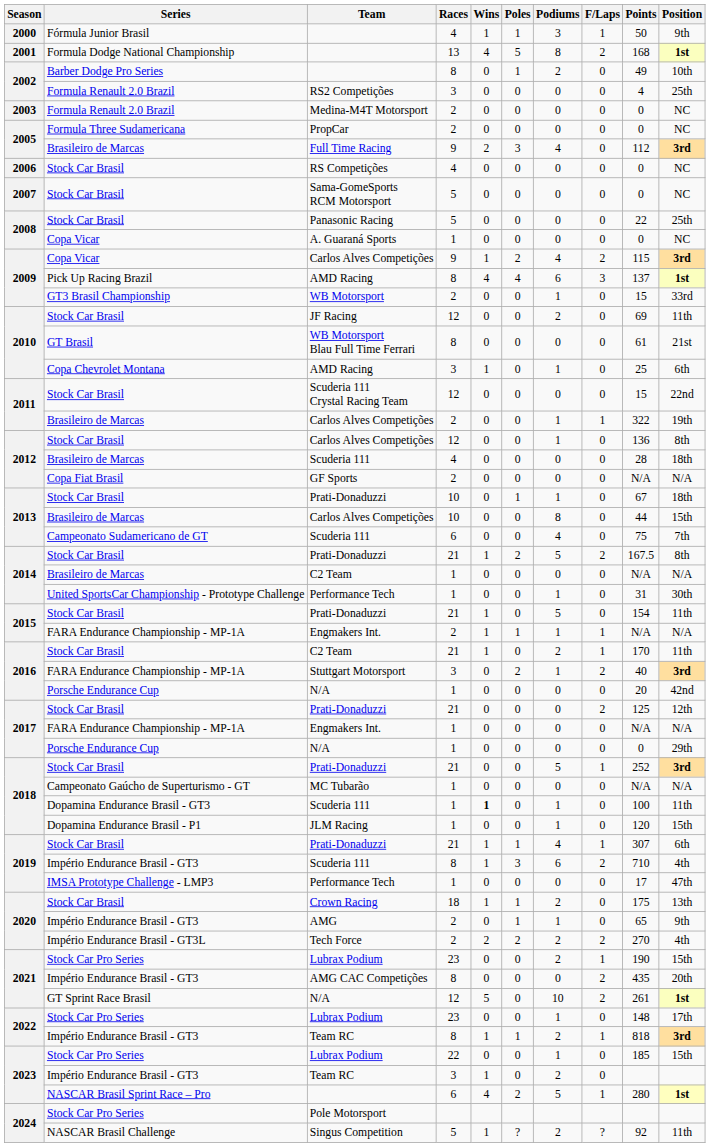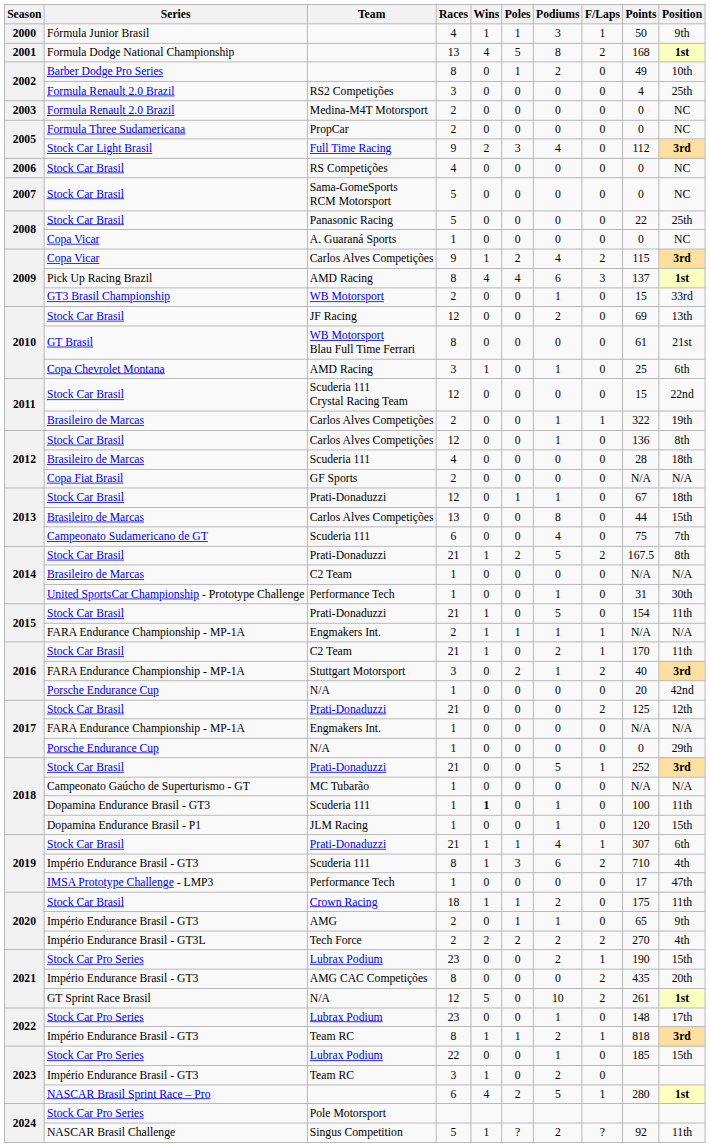(95, 149) Brasileiro de Marcas -> (100, 149) Stock Car Light Brasil
(682, 316) 11th -> (682, 316) 13th
(454, 498) 10 -> (454, 498) 12
(454, 517) 10 -> (454, 517) 13
(682, 902) 13th -> (682, 902) 11th
